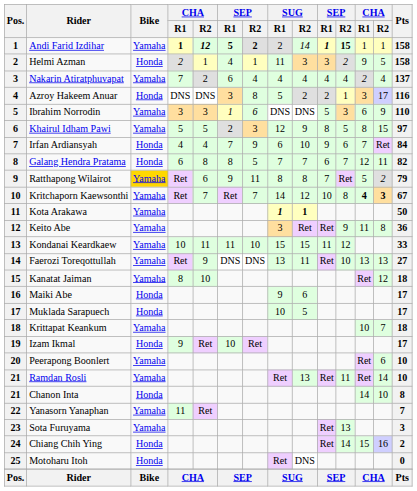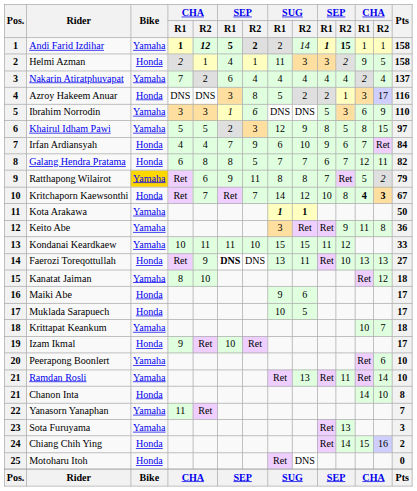(149, 195) Yamaha -> (149, 195) Honda
(149, 261) Yamaha -> (149, 261) Honda
(230, 261) normal -> (230, 261) bold
